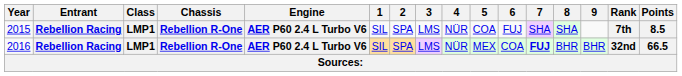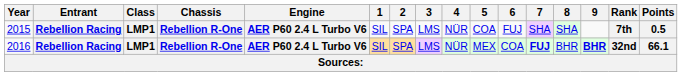(658, 29) 8.5 -> (658, 29) 0.5
(594, 46) normal -> (595, 46) bold
(658, 46) 66.5 -> (658, 46) 66.1
